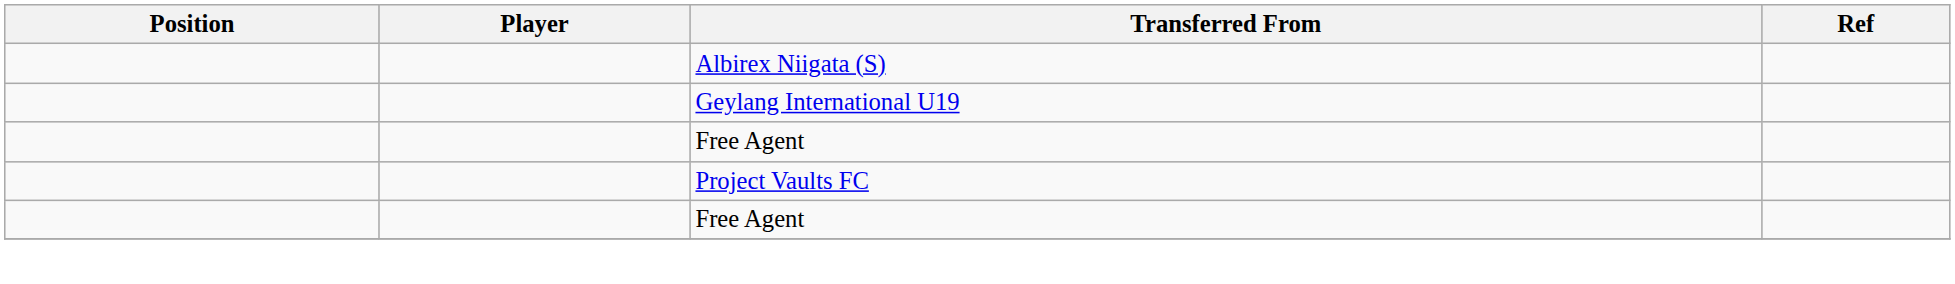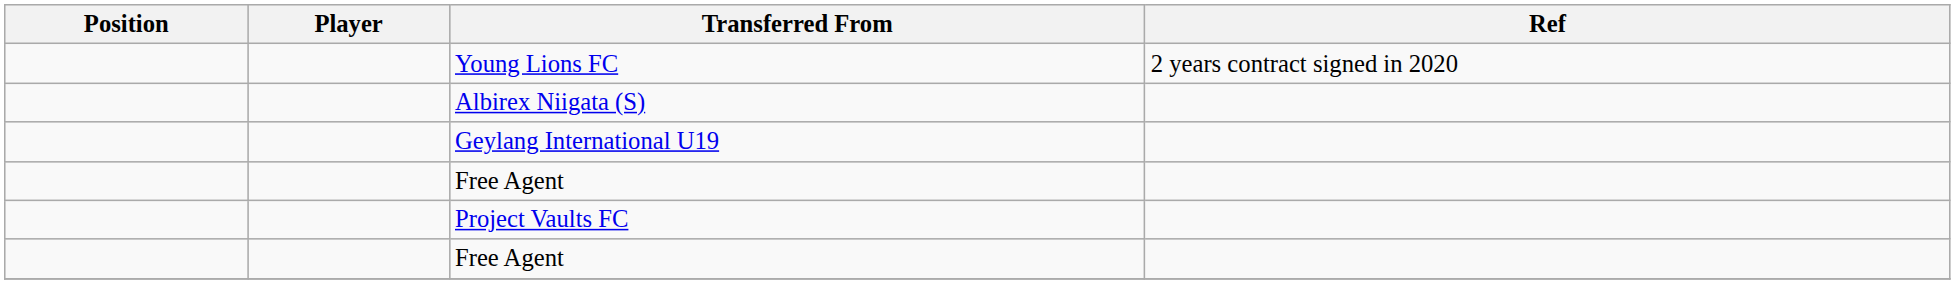+ row: (537, 63)
